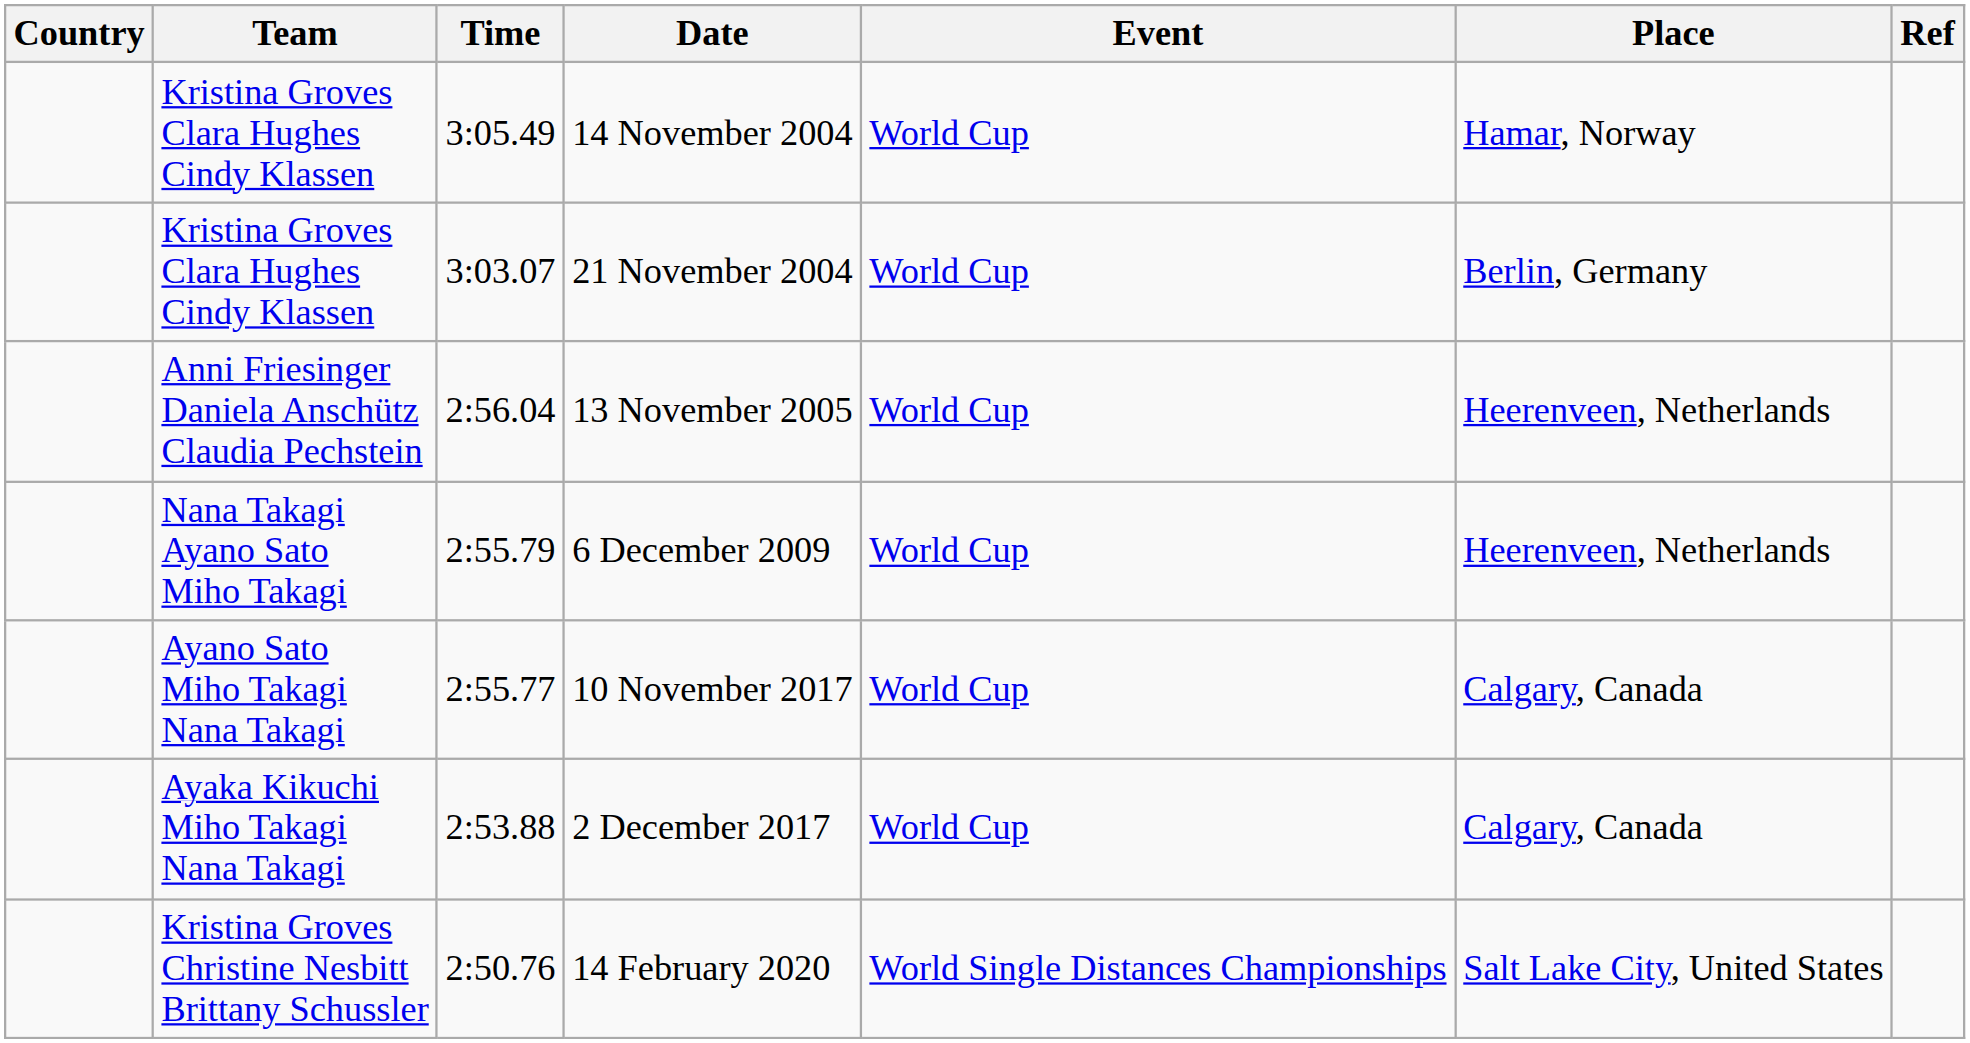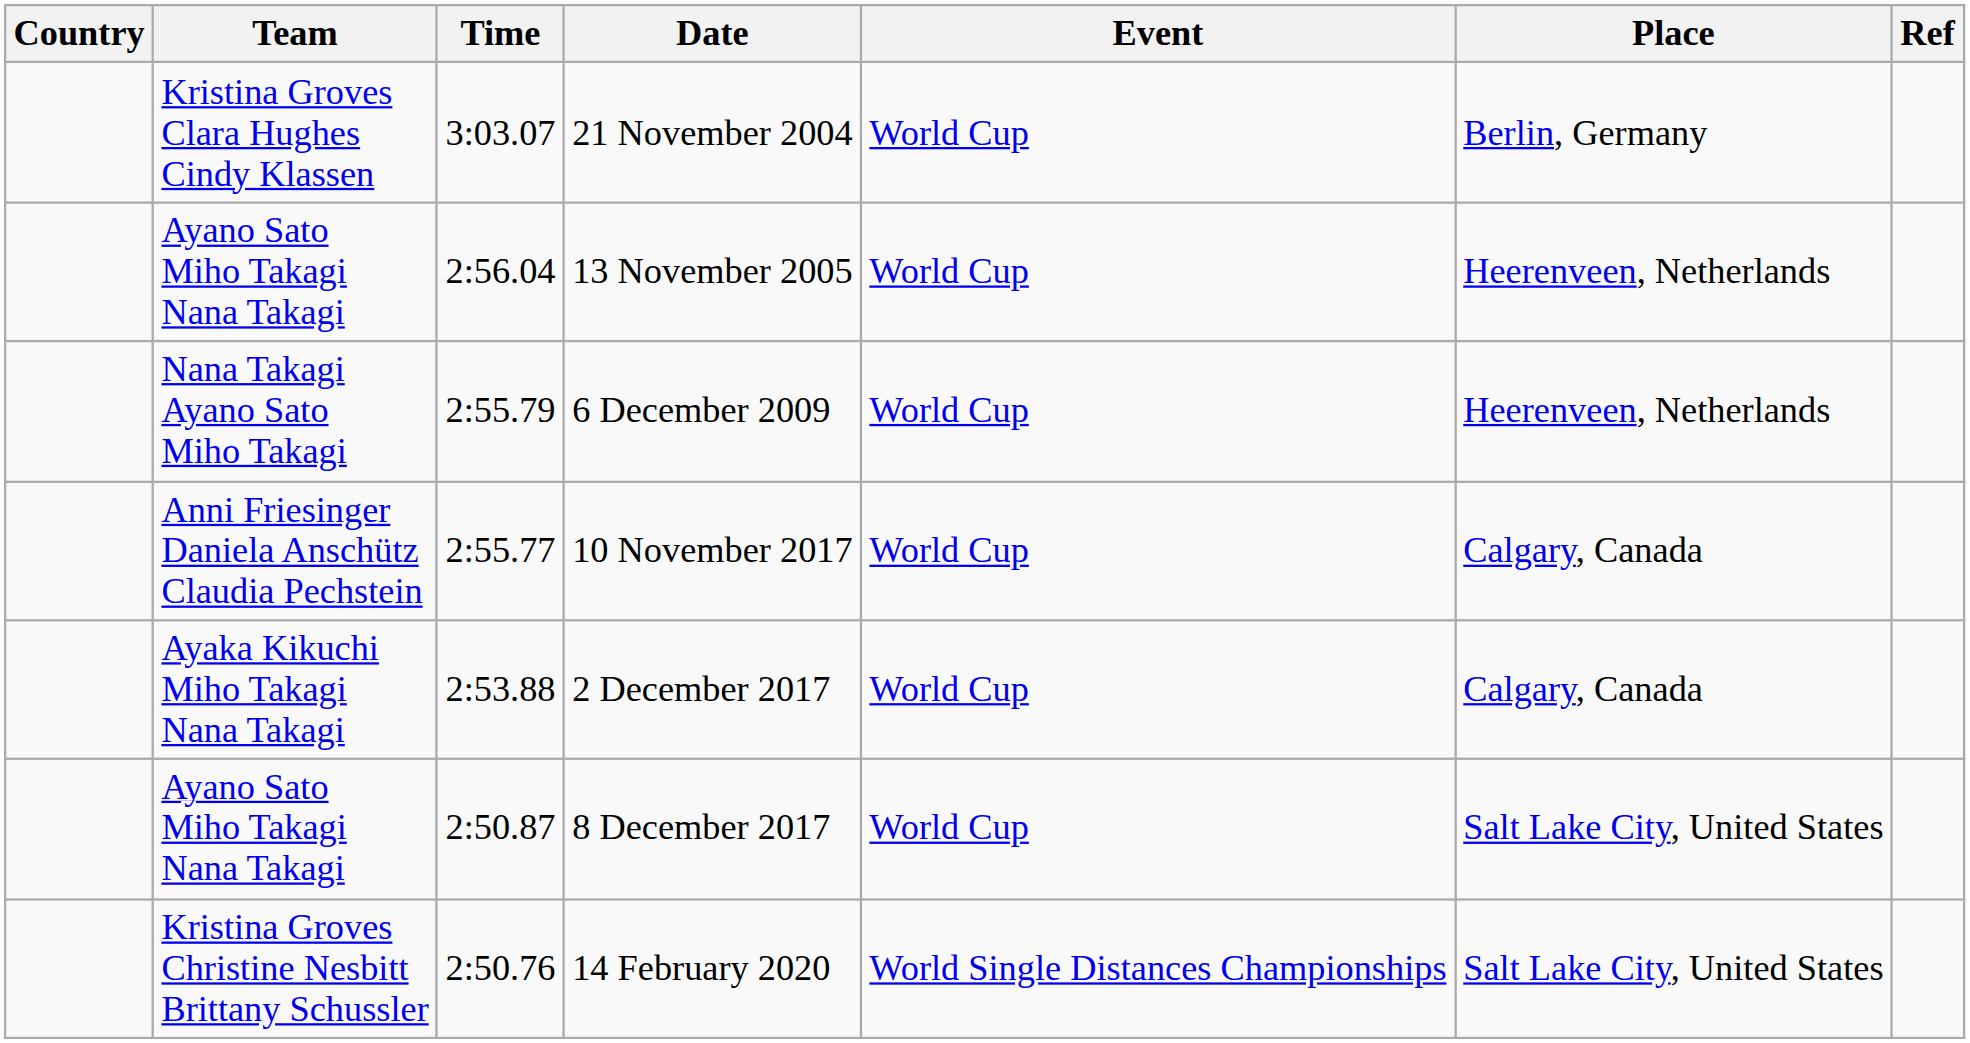- row: (712, 131)
(292, 410) Anni Friesinger Daniela Anschütz Claudia Pechstein -> (254, 271) Ayano Sato Miho Takagi Nana Takagi
(254, 689) Ayano Sato Miho Takagi Nana Takagi -> (292, 549) Anni Friesinger Daniela Anschütz Claudia Pechstein
+ row: (701, 828)
